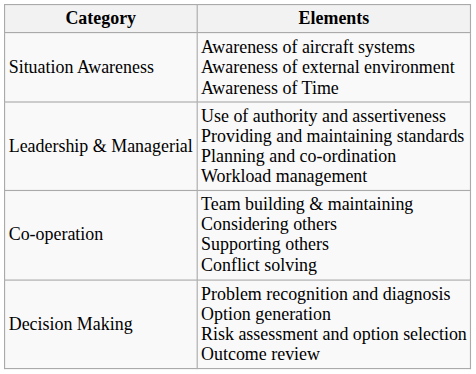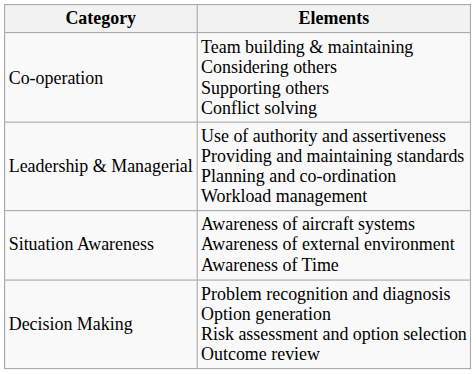rows swapped: (56, 235) <-> (81, 67)
